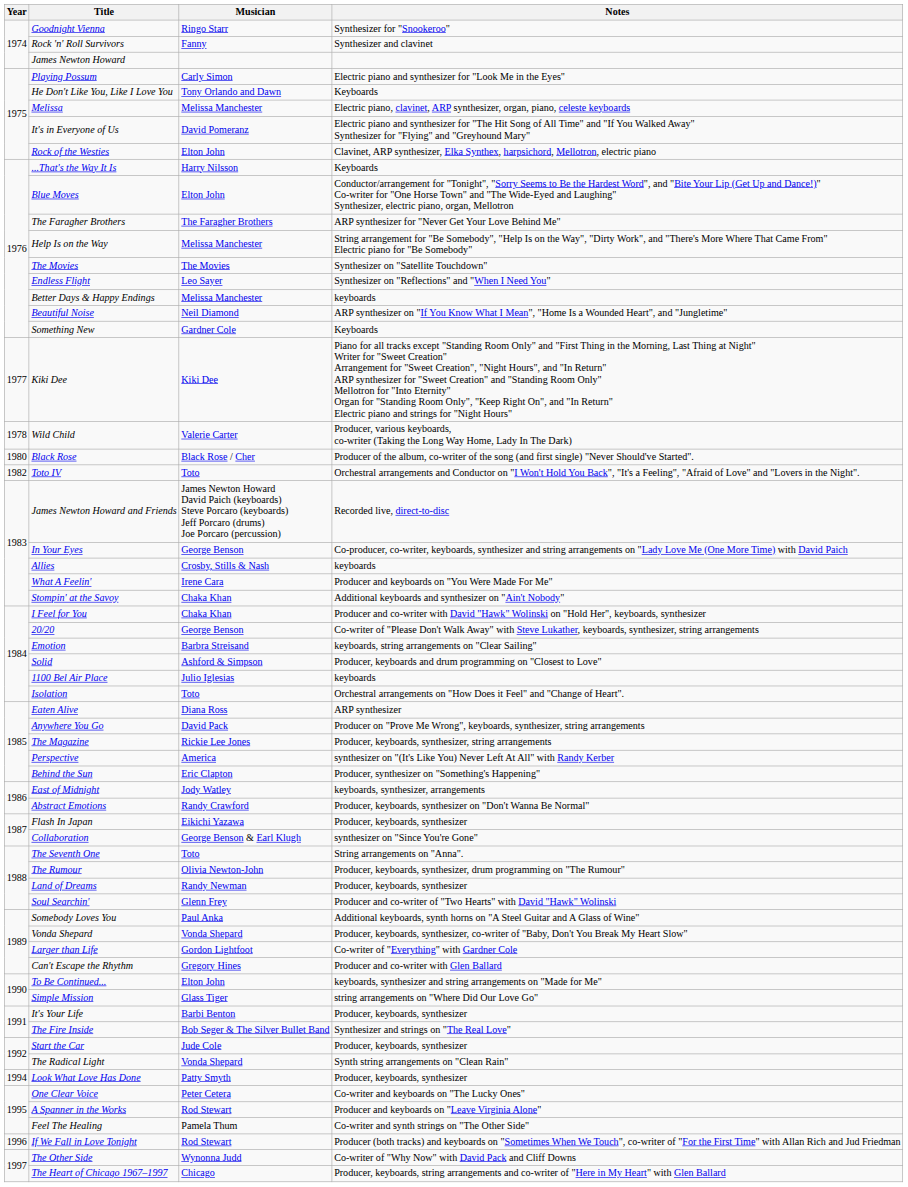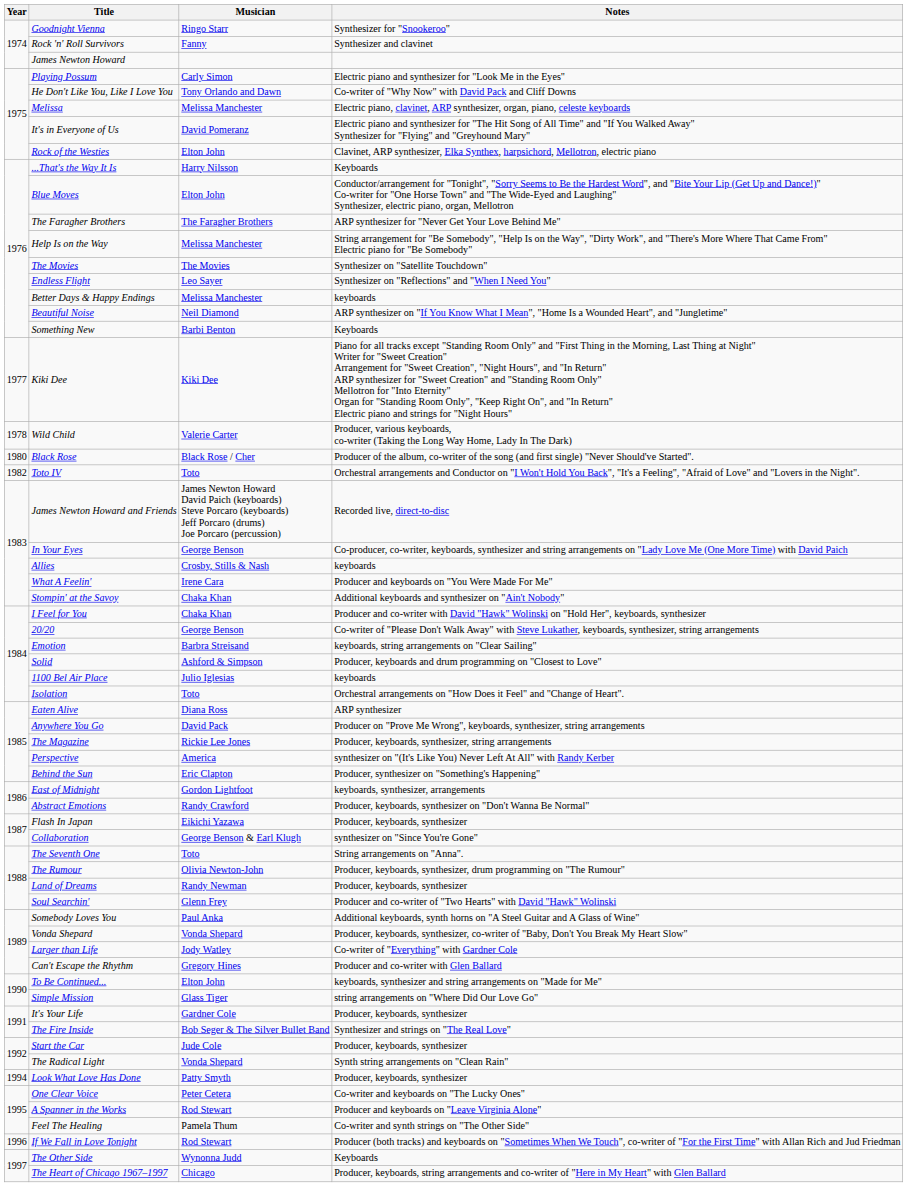(356, 92) Keyboards -> (455, 92) Co-writer of "Why Now" with David Pack and Cliff Downs
(209, 329) Gardner Cole -> (208, 329) Barbi Benton
(206, 790) Jody Watley -> (217, 790) Gordon Lightfoot
(217, 949) Gordon Lightfoot -> (206, 949) Jody Watley
(208, 1013) Barbi Benton -> (209, 1013) Gardner Cole
(455, 1157) Co-writer of "Why Now" with David Pack and Cliff Downs -> (356, 1157) Keyboards
